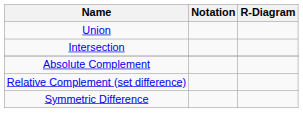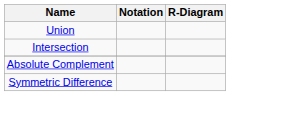- row: (97, 82)
